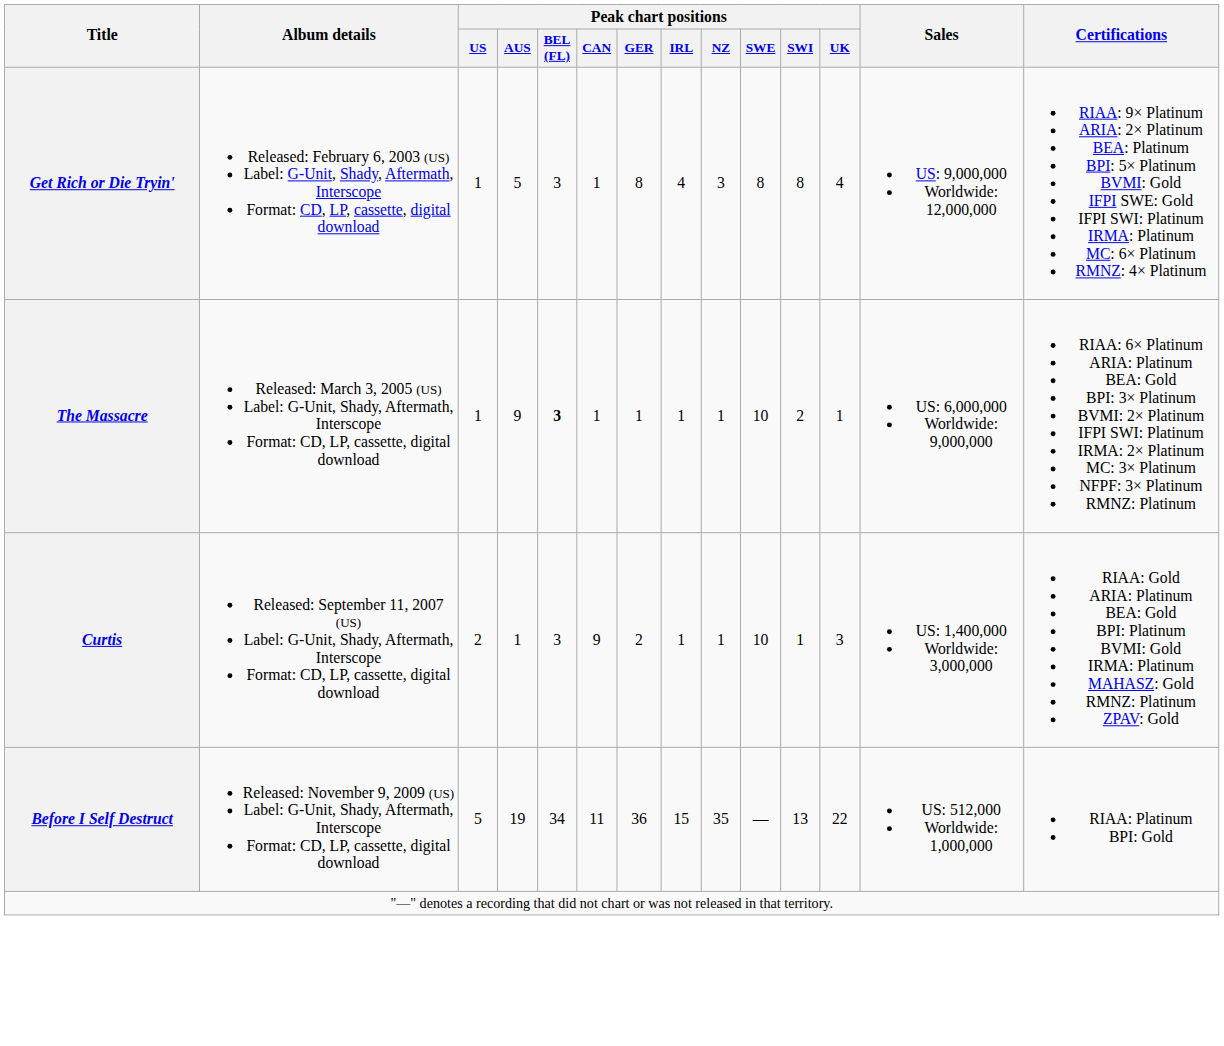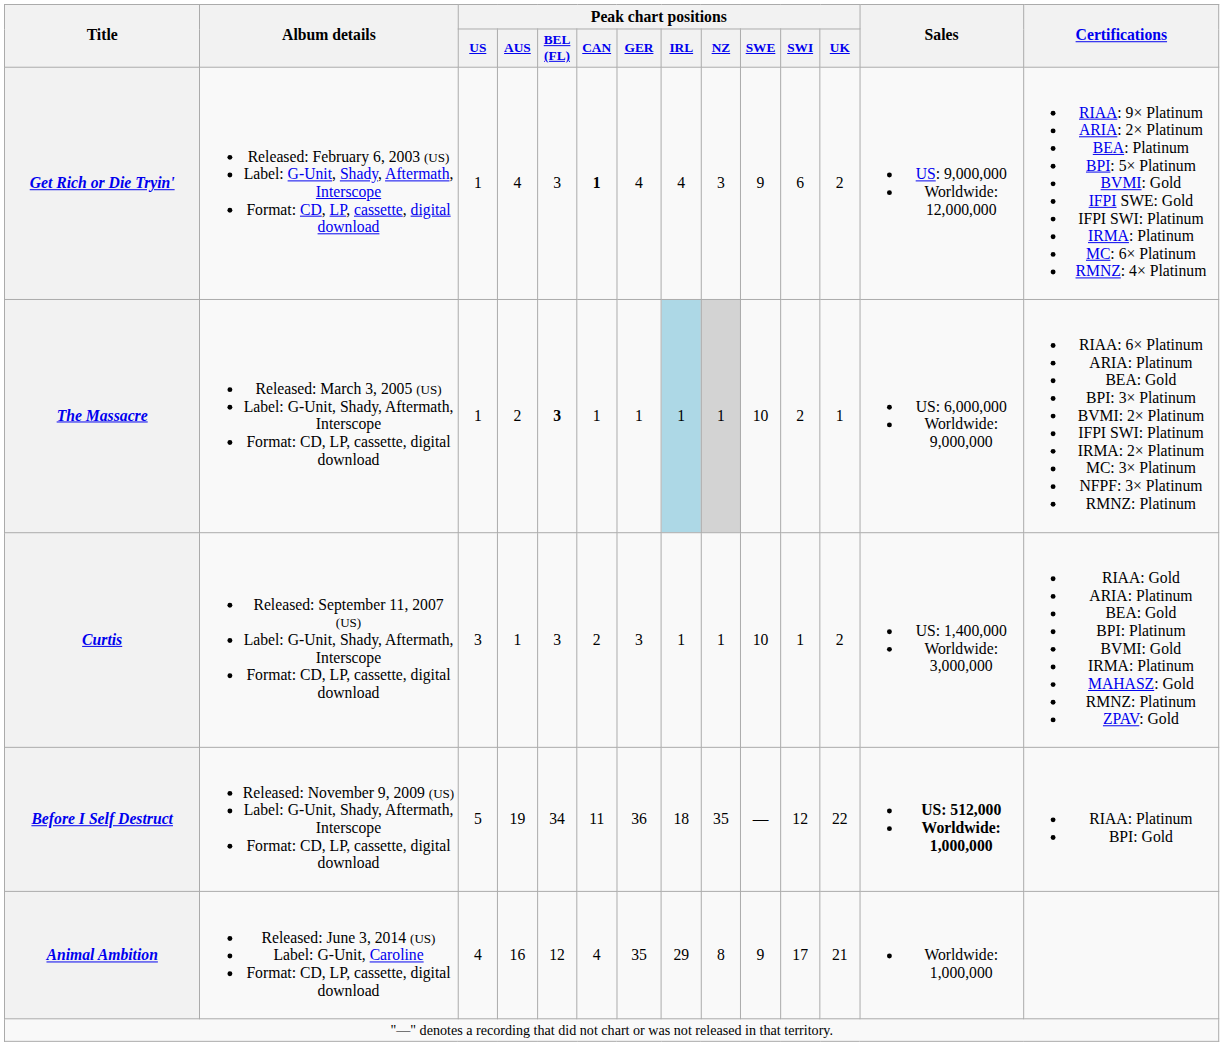(517, 183) 5 -> (517, 183) 4
(597, 183) normal -> (597, 183) bold
(639, 183) 8 -> (639, 183) 4
(761, 183) 8 -> (761, 183) 9
(800, 183) 8 -> (800, 183) 6
(840, 183) 4 -> (840, 183) 2
(517, 415) 9 -> (517, 415) 2
(681, 415) no background -> (681, 415) lightblue background
(721, 415) no background -> (721, 415) lightgrey background
(478, 639) 2 -> (478, 639) 3
(597, 639) 9 -> (597, 639) 2
(639, 639) 2 -> (639, 639) 3
(840, 639) 3 -> (840, 639) 2
(681, 819) 15 -> (681, 819) 18
(800, 819) 13 -> (800, 819) 12
(942, 828) normal -> (942, 828) bold
+ row: (102, 955)
